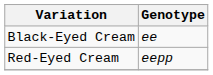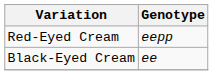rows swapped: (71, 37) <-> (63, 59)
